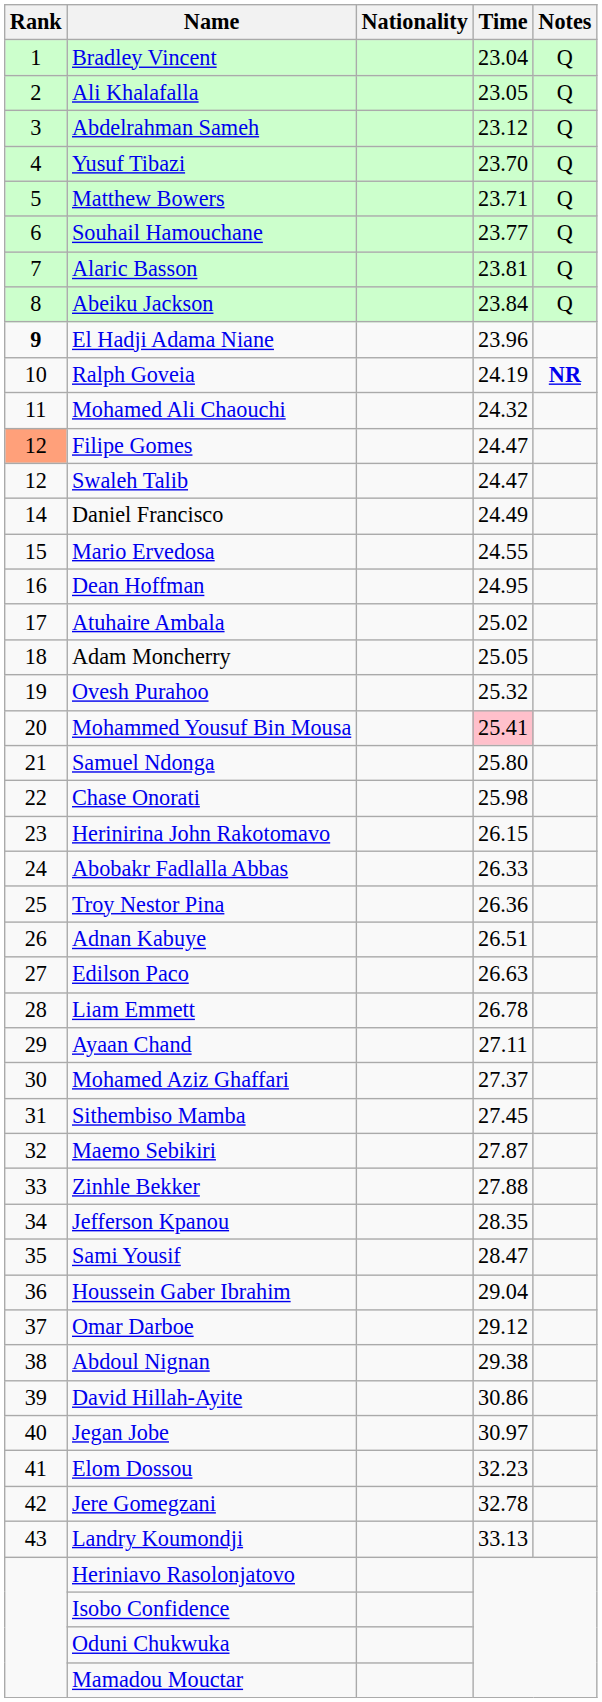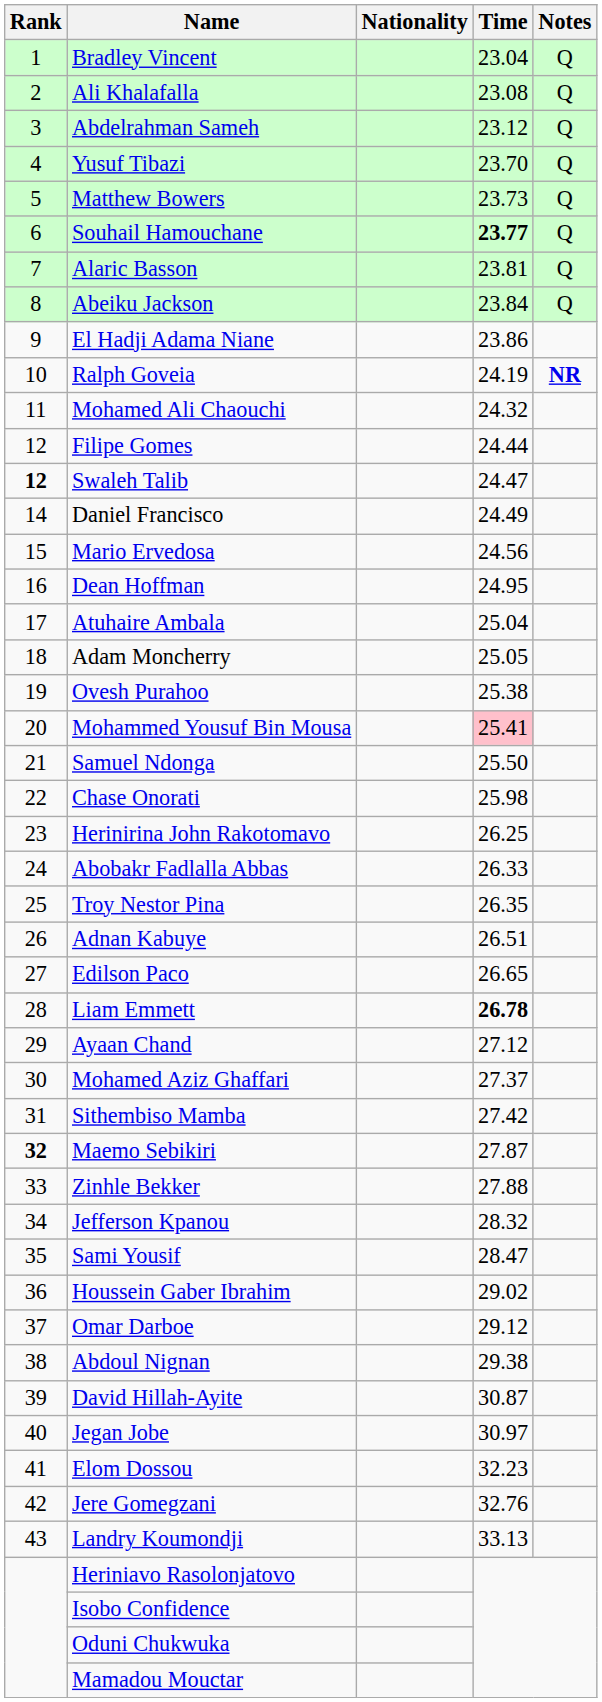(503, 92) 23.05 -> (503, 92) 23.08
(503, 198) 23.71 -> (503, 198) 23.73
(503, 233) normal -> (503, 233) bold
(36, 339) bold -> (36, 339) normal
(503, 339) 23.96 -> (503, 339) 23.86
(36, 445) lightsalmon background -> (36, 445) no background
(503, 445) 24.47 -> (503, 445) 24.44
(36, 480) normal -> (36, 480) bold
(503, 551) 24.55 -> (503, 551) 24.56
(503, 621) 25.02 -> (503, 621) 25.04
(503, 692) 25.32 -> (503, 692) 25.38
(503, 762) 25.80 -> (503, 762) 25.50
(503, 833) 26.15 -> (503, 833) 26.25
(503, 903) 26.36 -> (503, 903) 26.35
(503, 974) 26.63 -> (503, 974) 26.65
(503, 1009) normal -> (503, 1009) bold
(503, 1045) 27.11 -> (503, 1045) 27.12
(503, 1115) 27.45 -> (503, 1115) 27.42
(36, 1150) normal -> (36, 1150) bold
(503, 1221) 28.35 -> (503, 1221) 28.32
(503, 1291) 29.04 -> (503, 1291) 29.02
(503, 1397) 30.86 -> (503, 1397) 30.87
(503, 1503) 32.78 -> (503, 1503) 32.76
